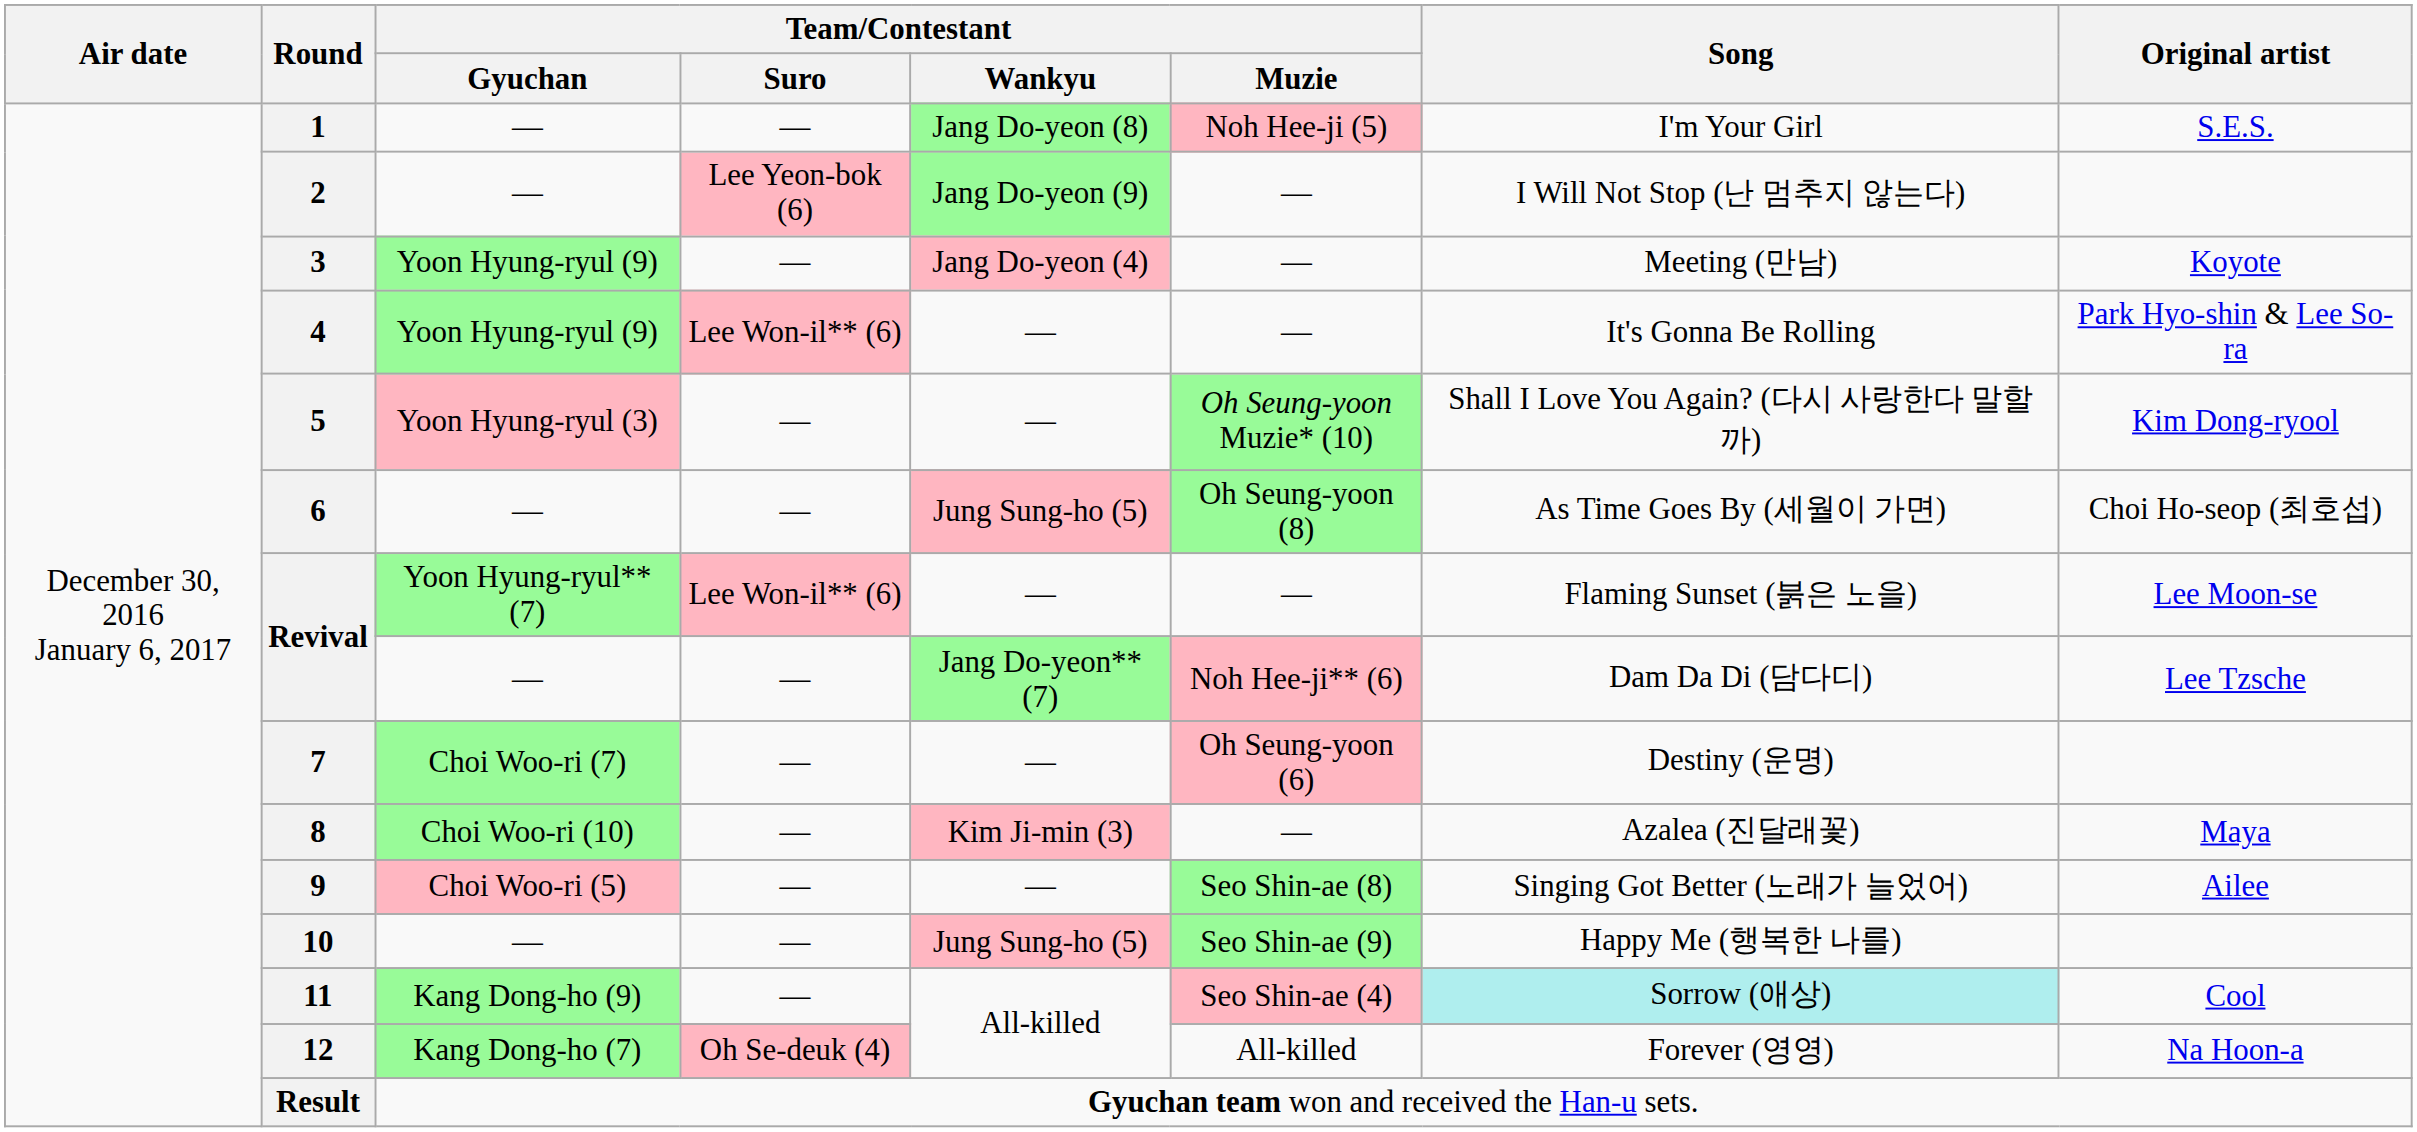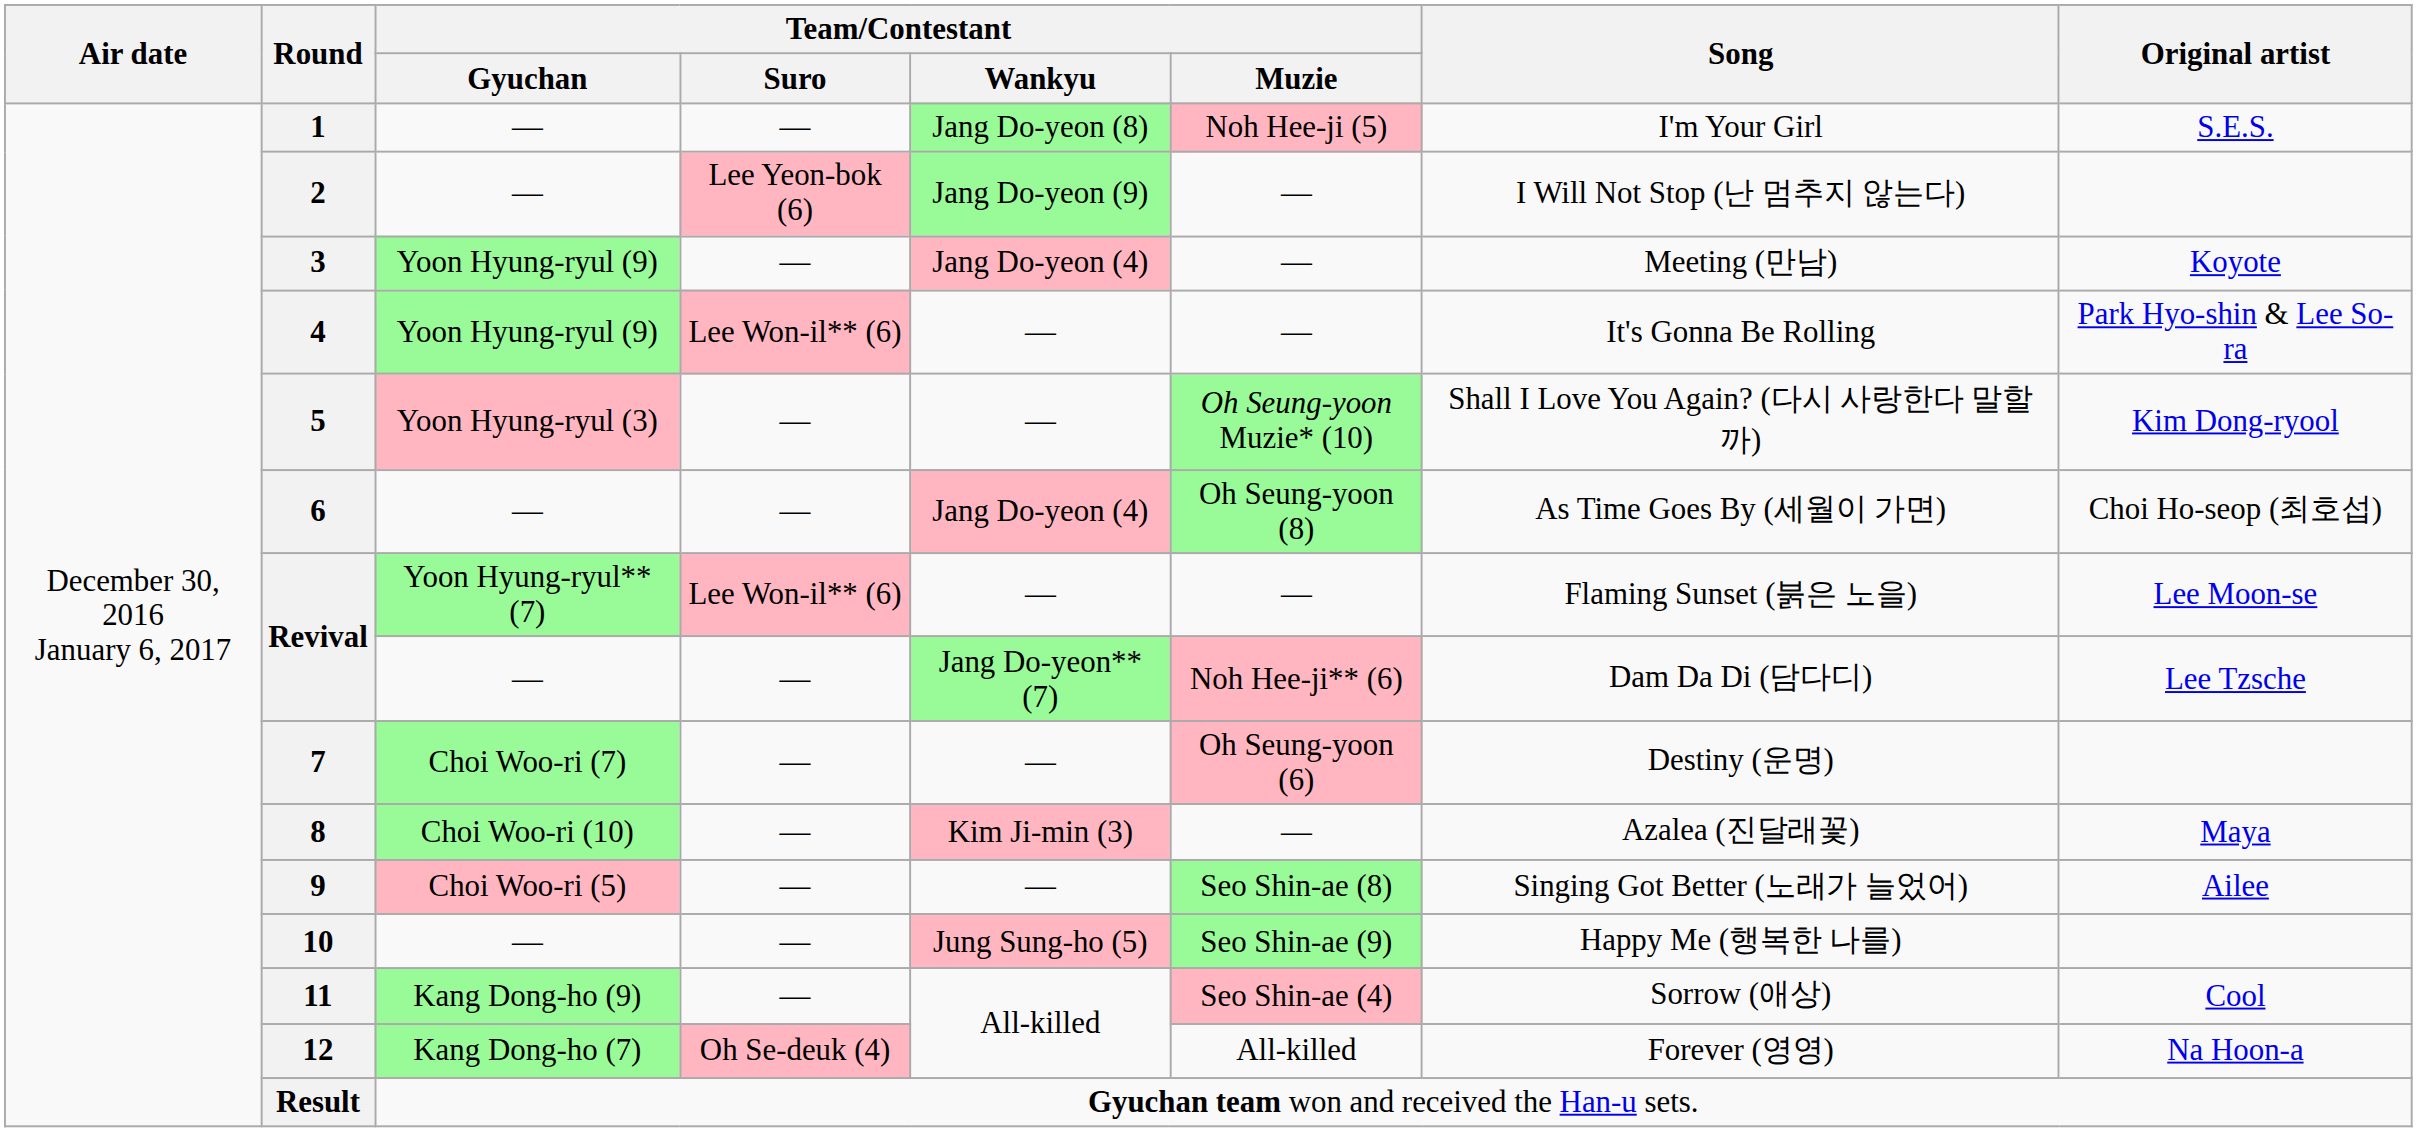(1040, 510) Jung Sung-ho (5) -> (1040, 510) Jang Do-yeon (4)
(1741, 994) paleturquoise background -> (1741, 994) no background
